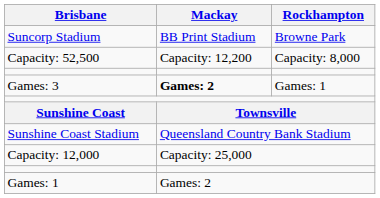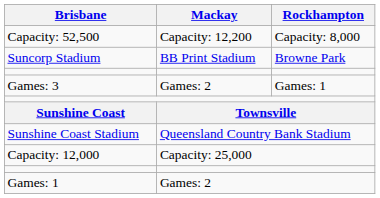rows swapped: (54, 36) <-> (53, 57)
(187, 85) bold -> (185, 85) normal
